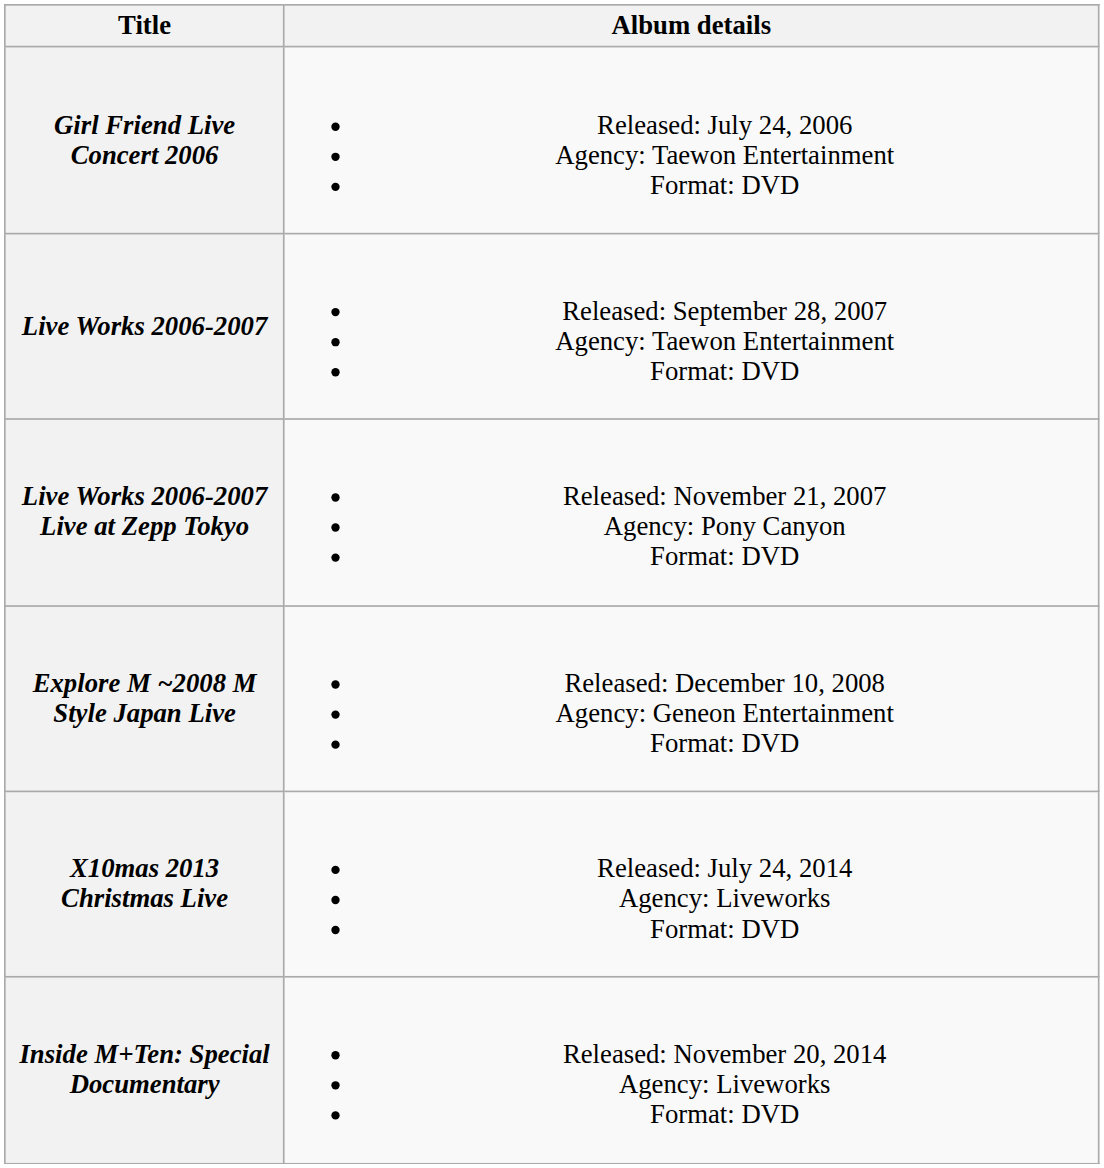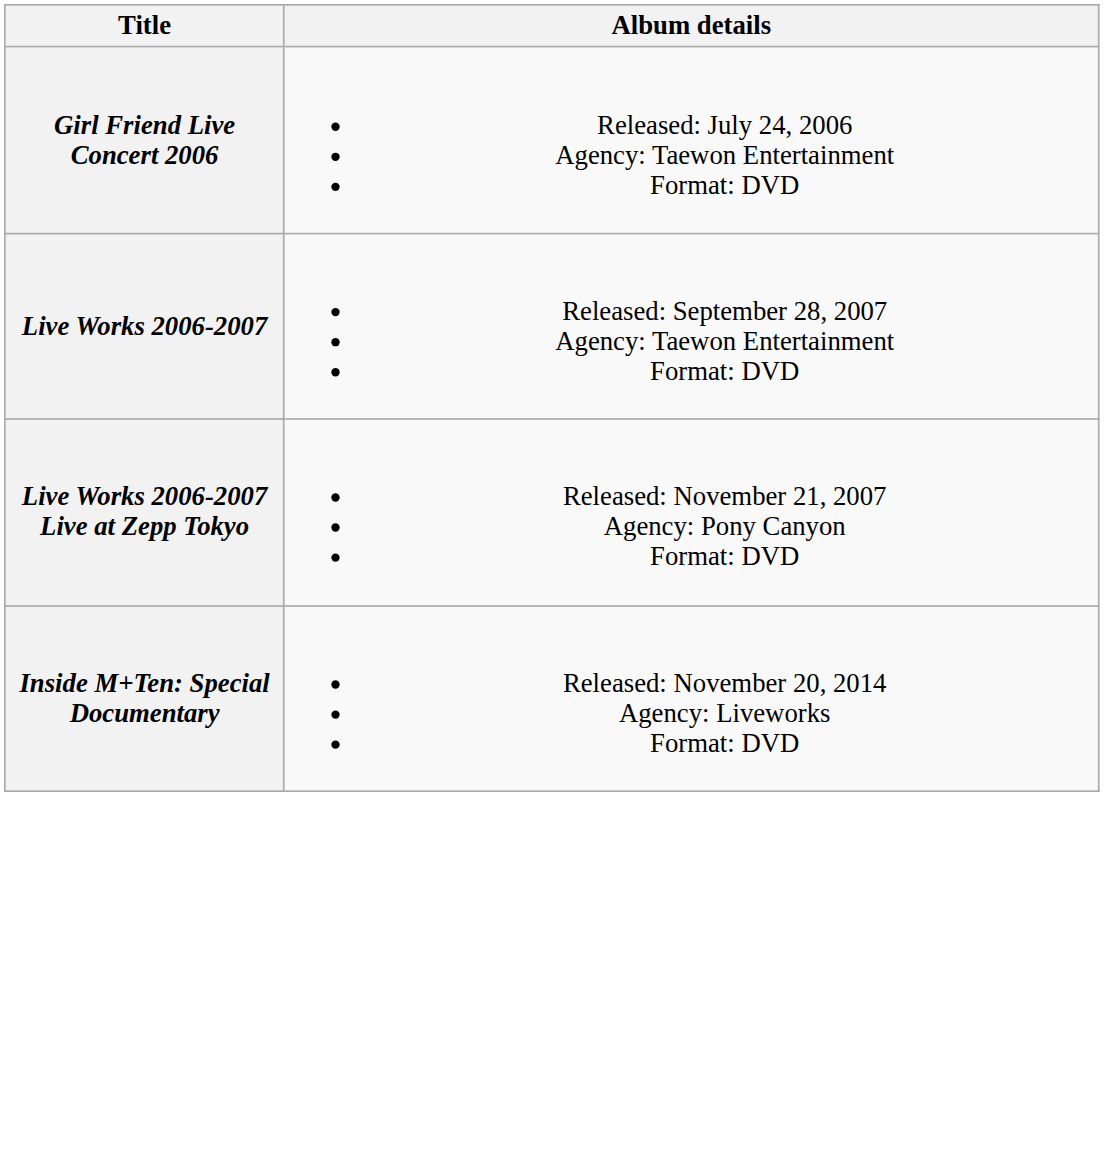- row: (145, 697)
- row: (145, 883)
